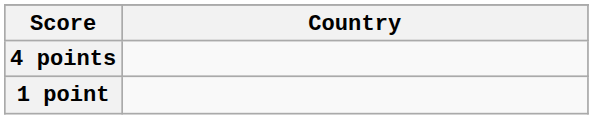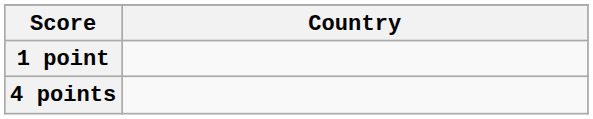rows swapped: (63, 59) <-> (63, 95)
